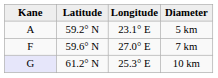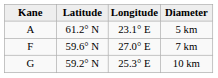(82, 30) 59.2° N -> (82, 30) 61.2° N
(30, 64) lavender background -> (30, 64) no background
(82, 64) 61.2° N -> (82, 64) 59.2° N
